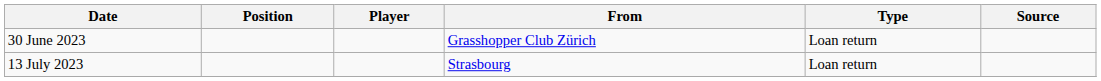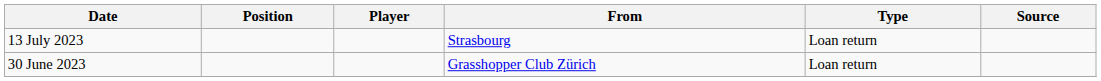rows swapped: (47, 40) <-> (46, 64)
